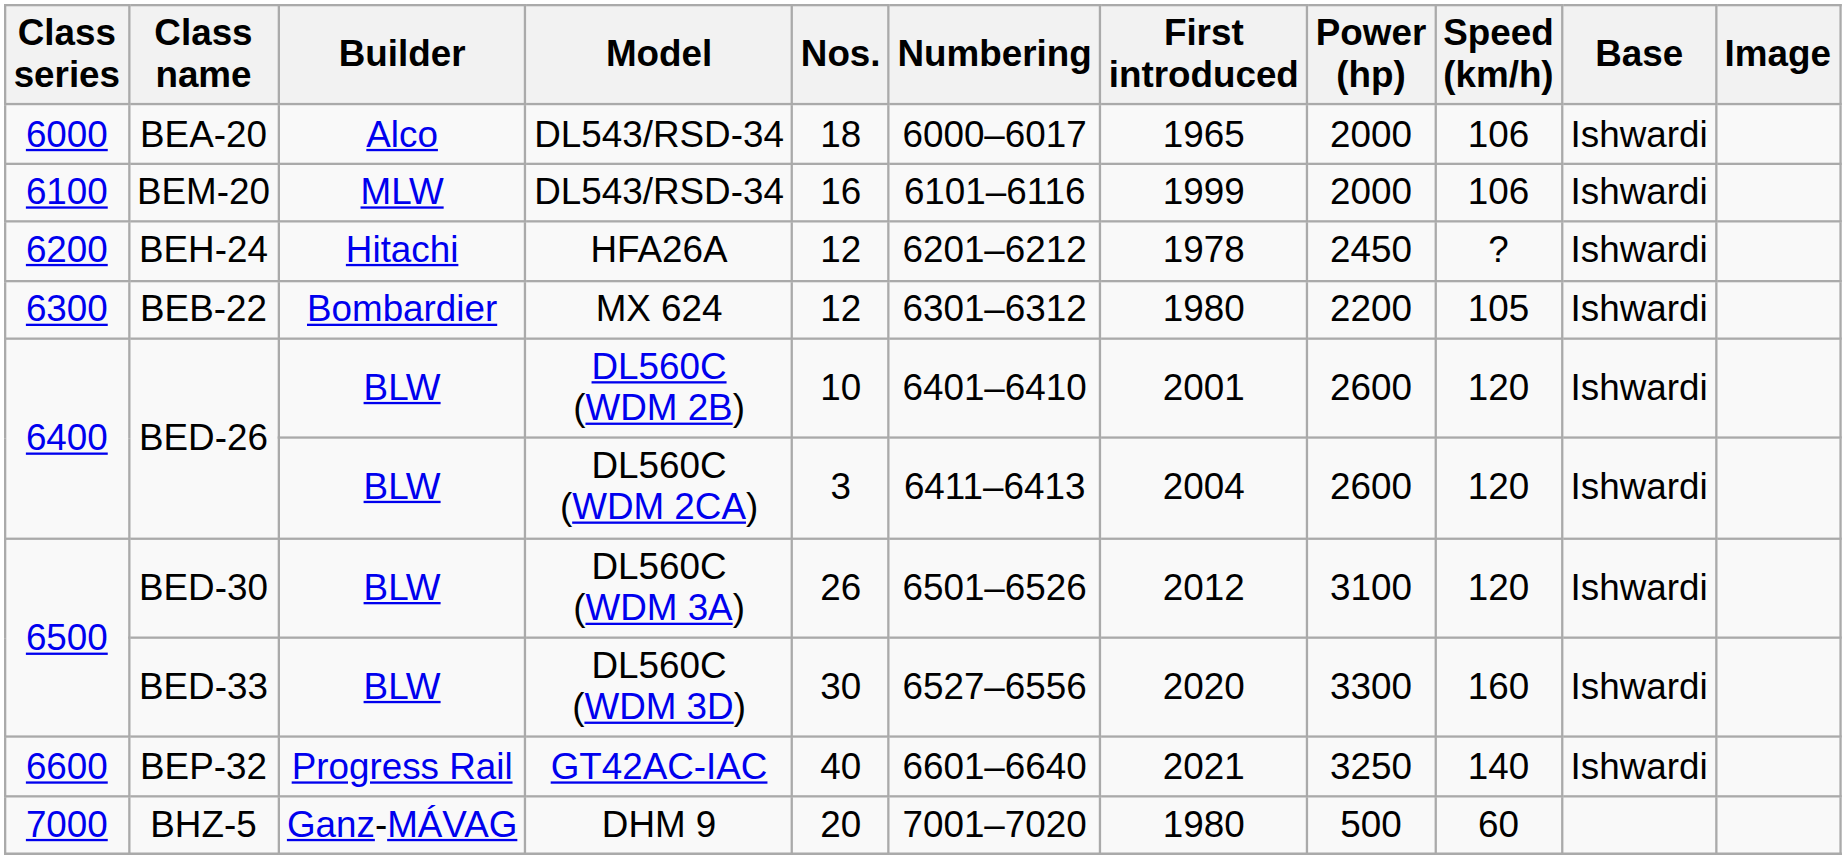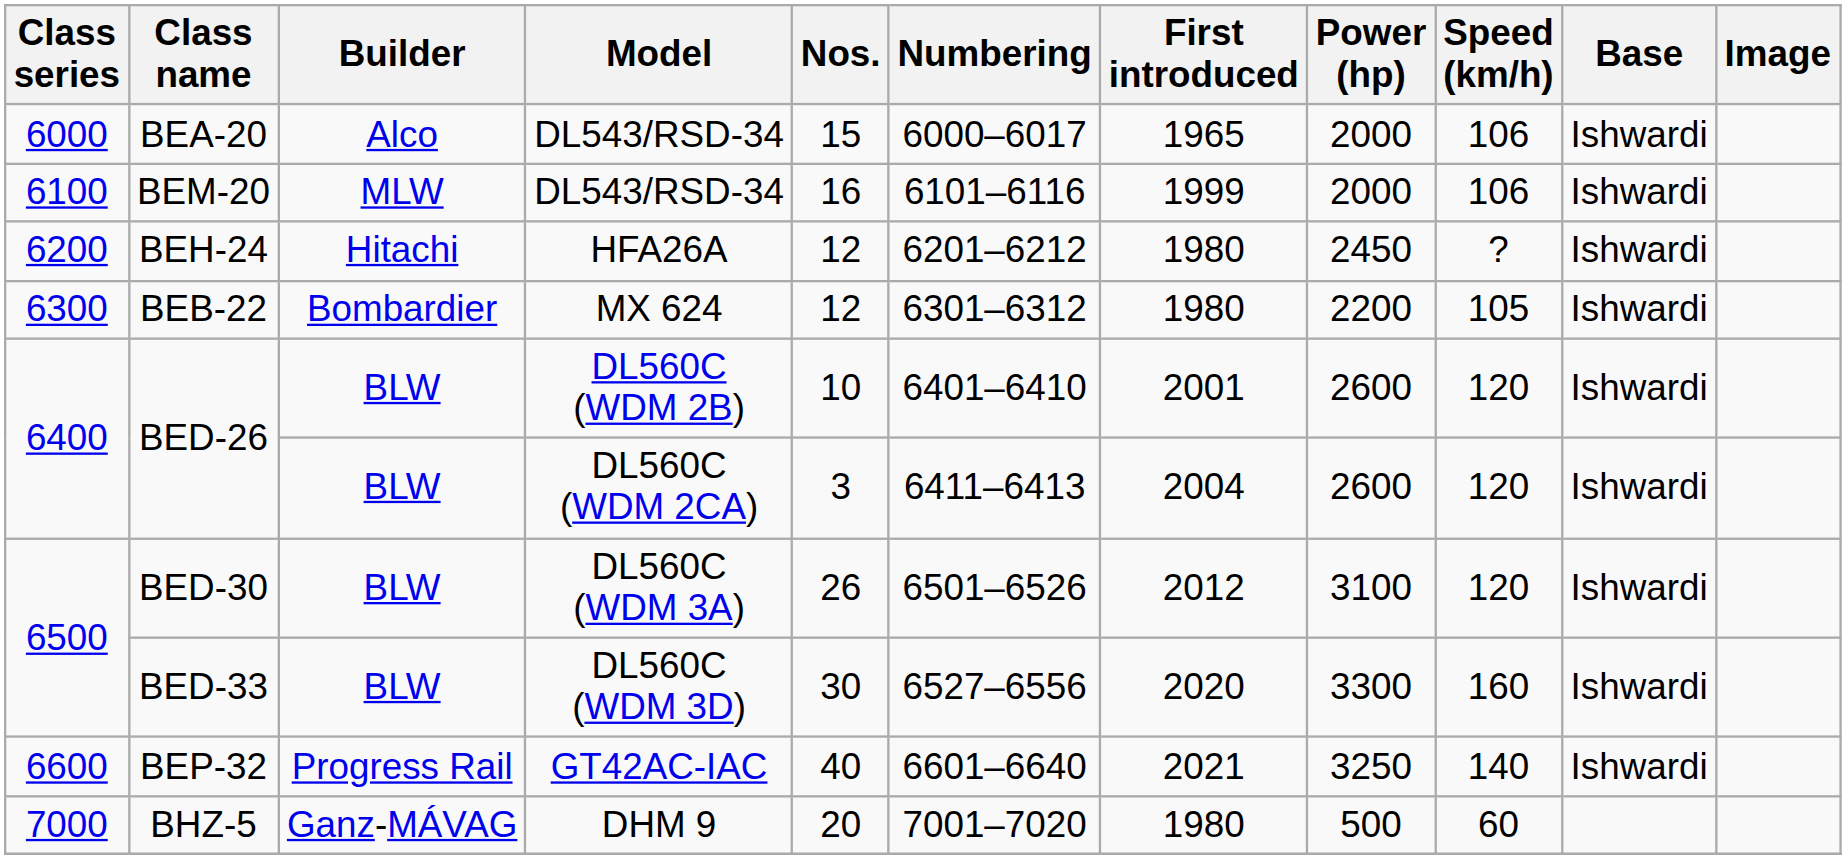(841, 133) 18 -> (841, 133) 15
(1204, 250) 1978 -> (1204, 250) 1980
